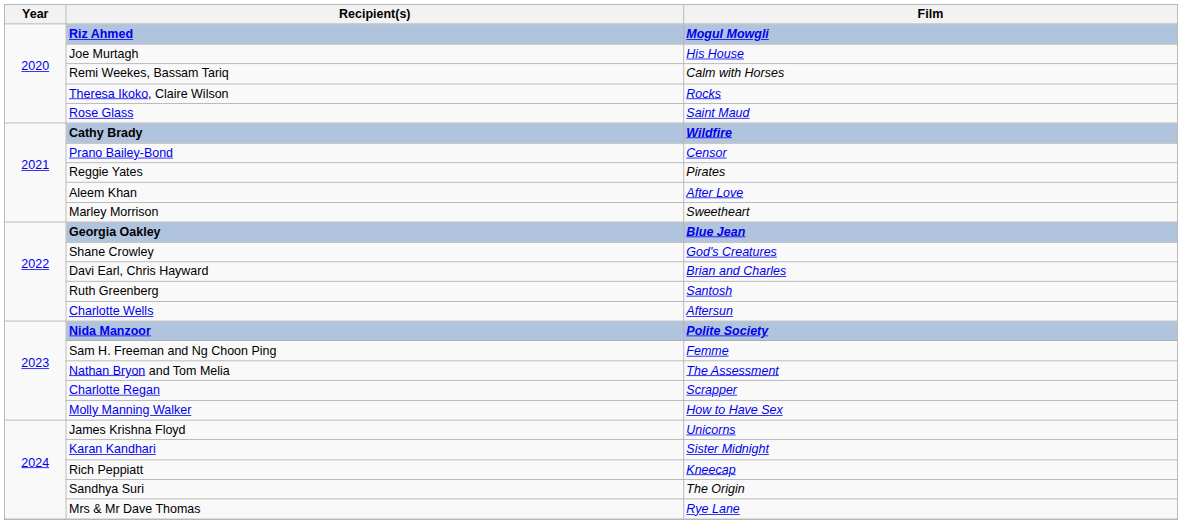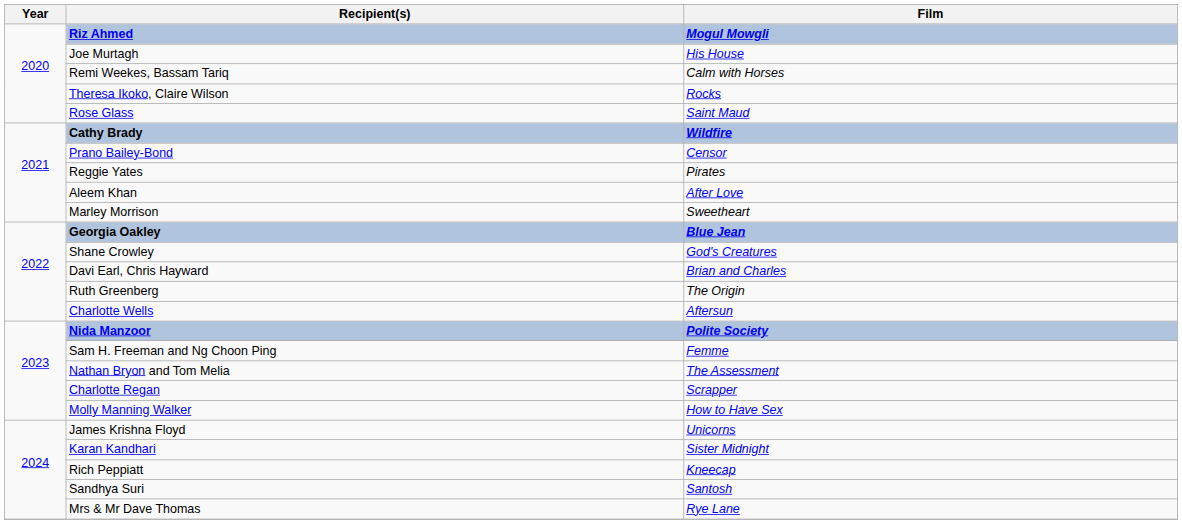(709, 291) Santosh -> (715, 291) The Origin
(715, 489) The Origin -> (709, 489) Santosh
